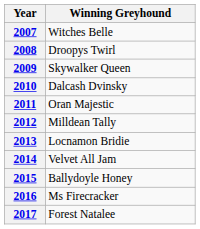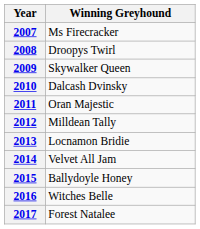(81, 31) Witches Belle -> (83, 31) Ms Firecracker
(83, 196) Ms Firecracker -> (81, 196) Witches Belle
